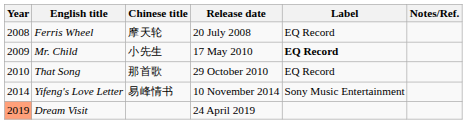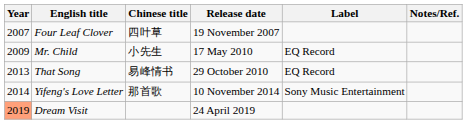+ row: (74, 32)
- row: (64, 32)
(311, 52) bold -> (310, 52) normal
(18, 71) 2010 -> (18, 71) 2013
(145, 71) 那首歌 -> (151, 71) 易峰情书
(151, 91) 易峰情书 -> (145, 91) 那首歌
